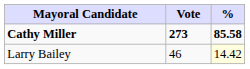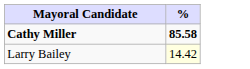- column: (189, 14)
